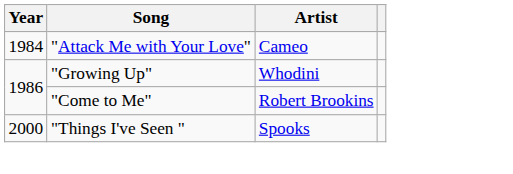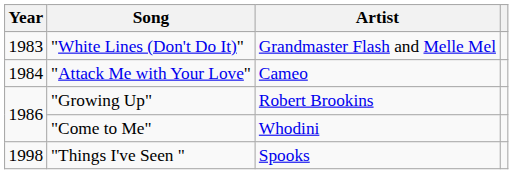+ row: (147, 45)
(289, 73) Whodini -> (316, 100) Robert Brookins
(316, 100) Robert Brookins -> (289, 127) Whodini
(26, 127) 2000 -> (26, 155) 1998
